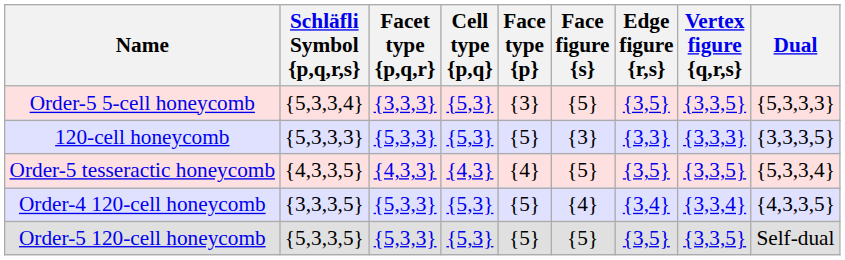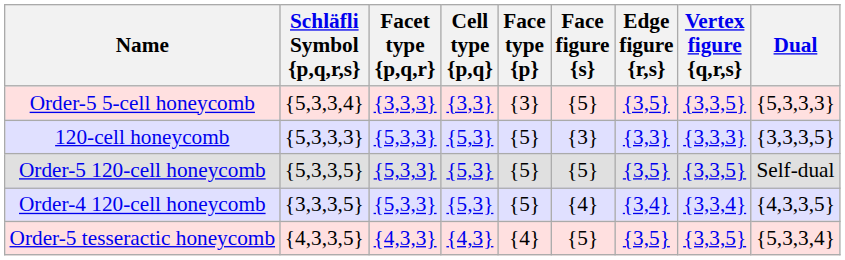(470, 103) {5,3} -> (470, 103) {3,3}
rows swapped: (142, 170) <-> (142, 237)
